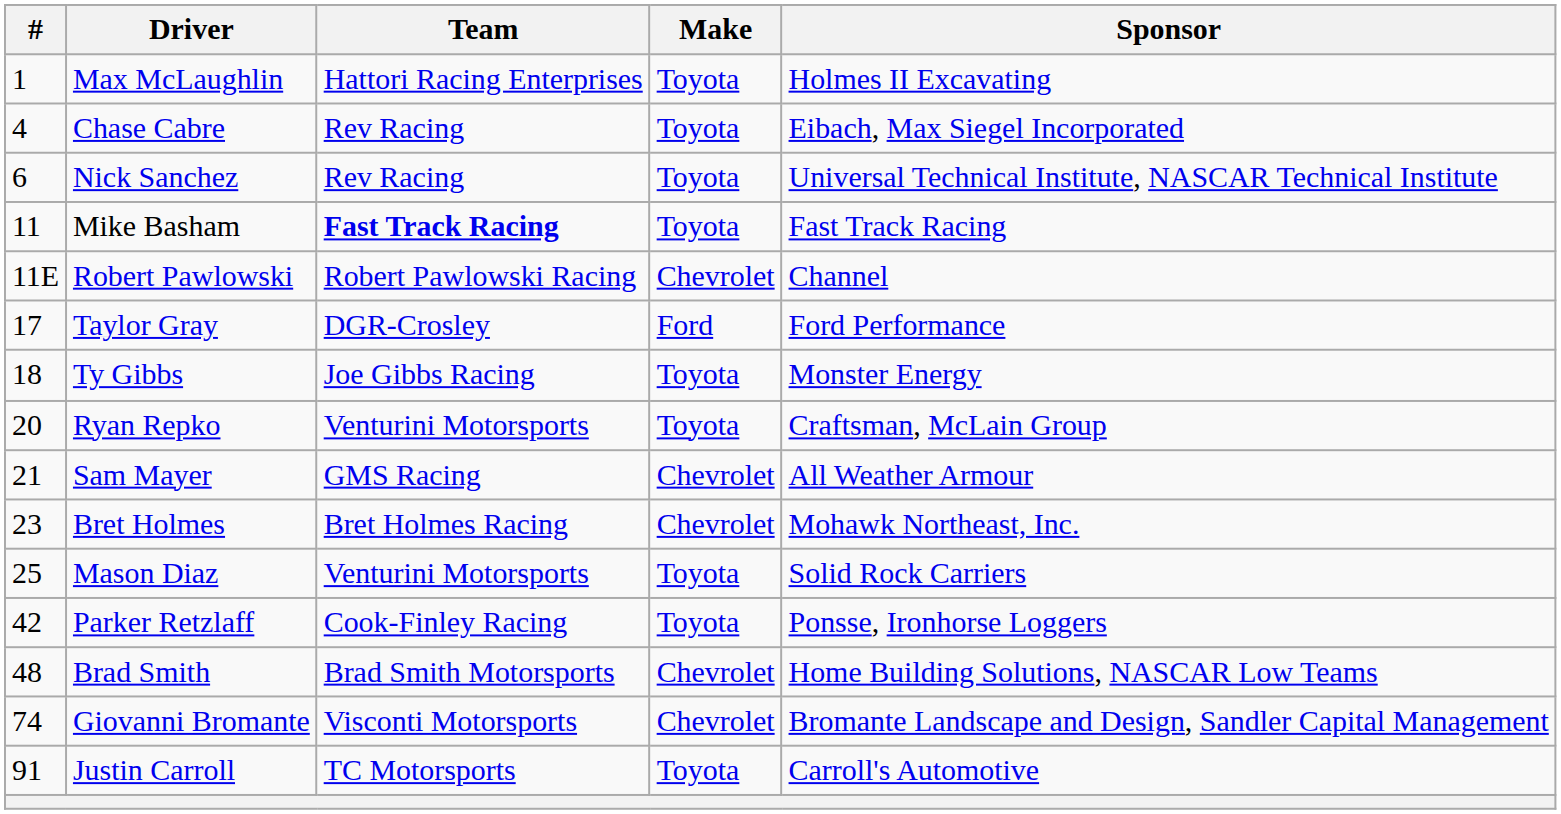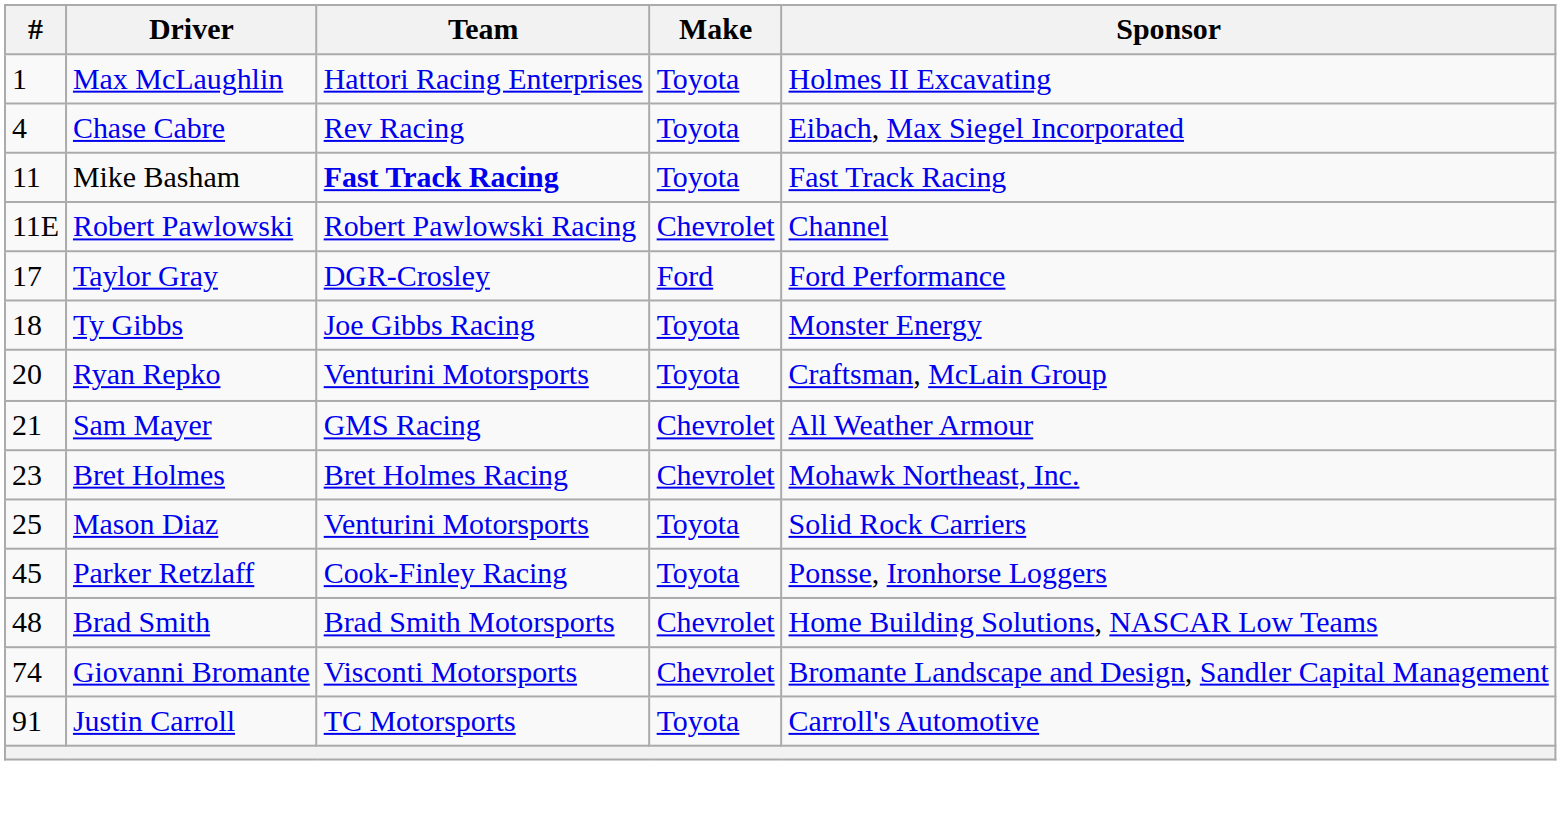- row: (156, 177)
(27, 621) 42 -> (27, 572) 45
